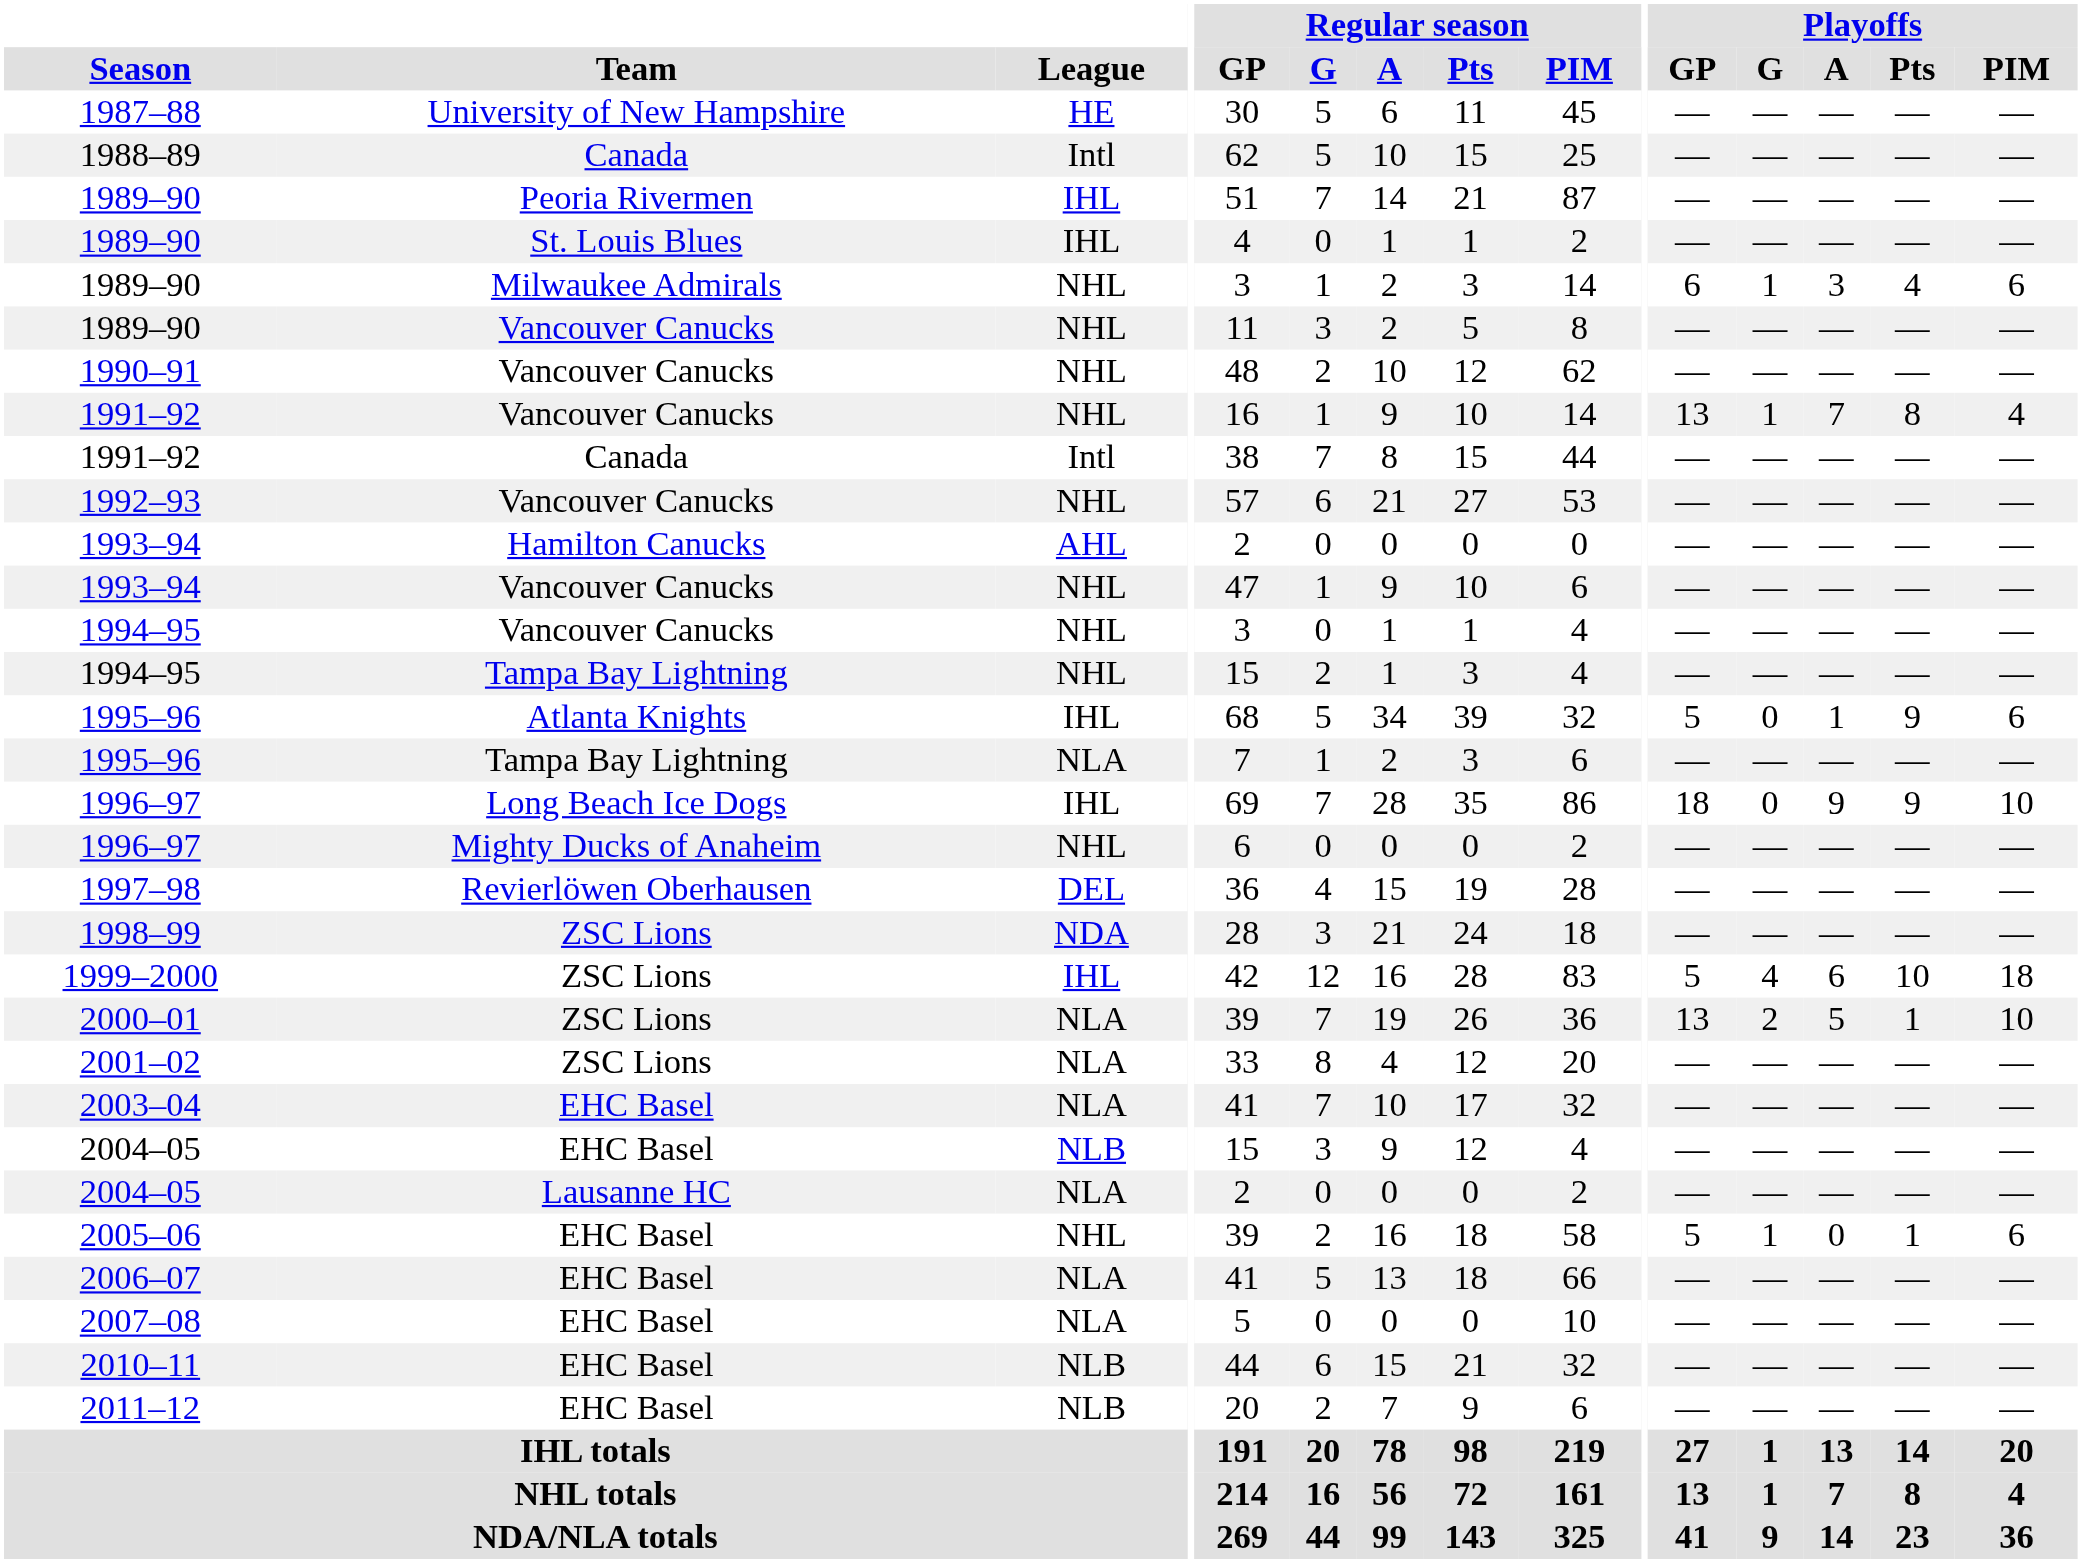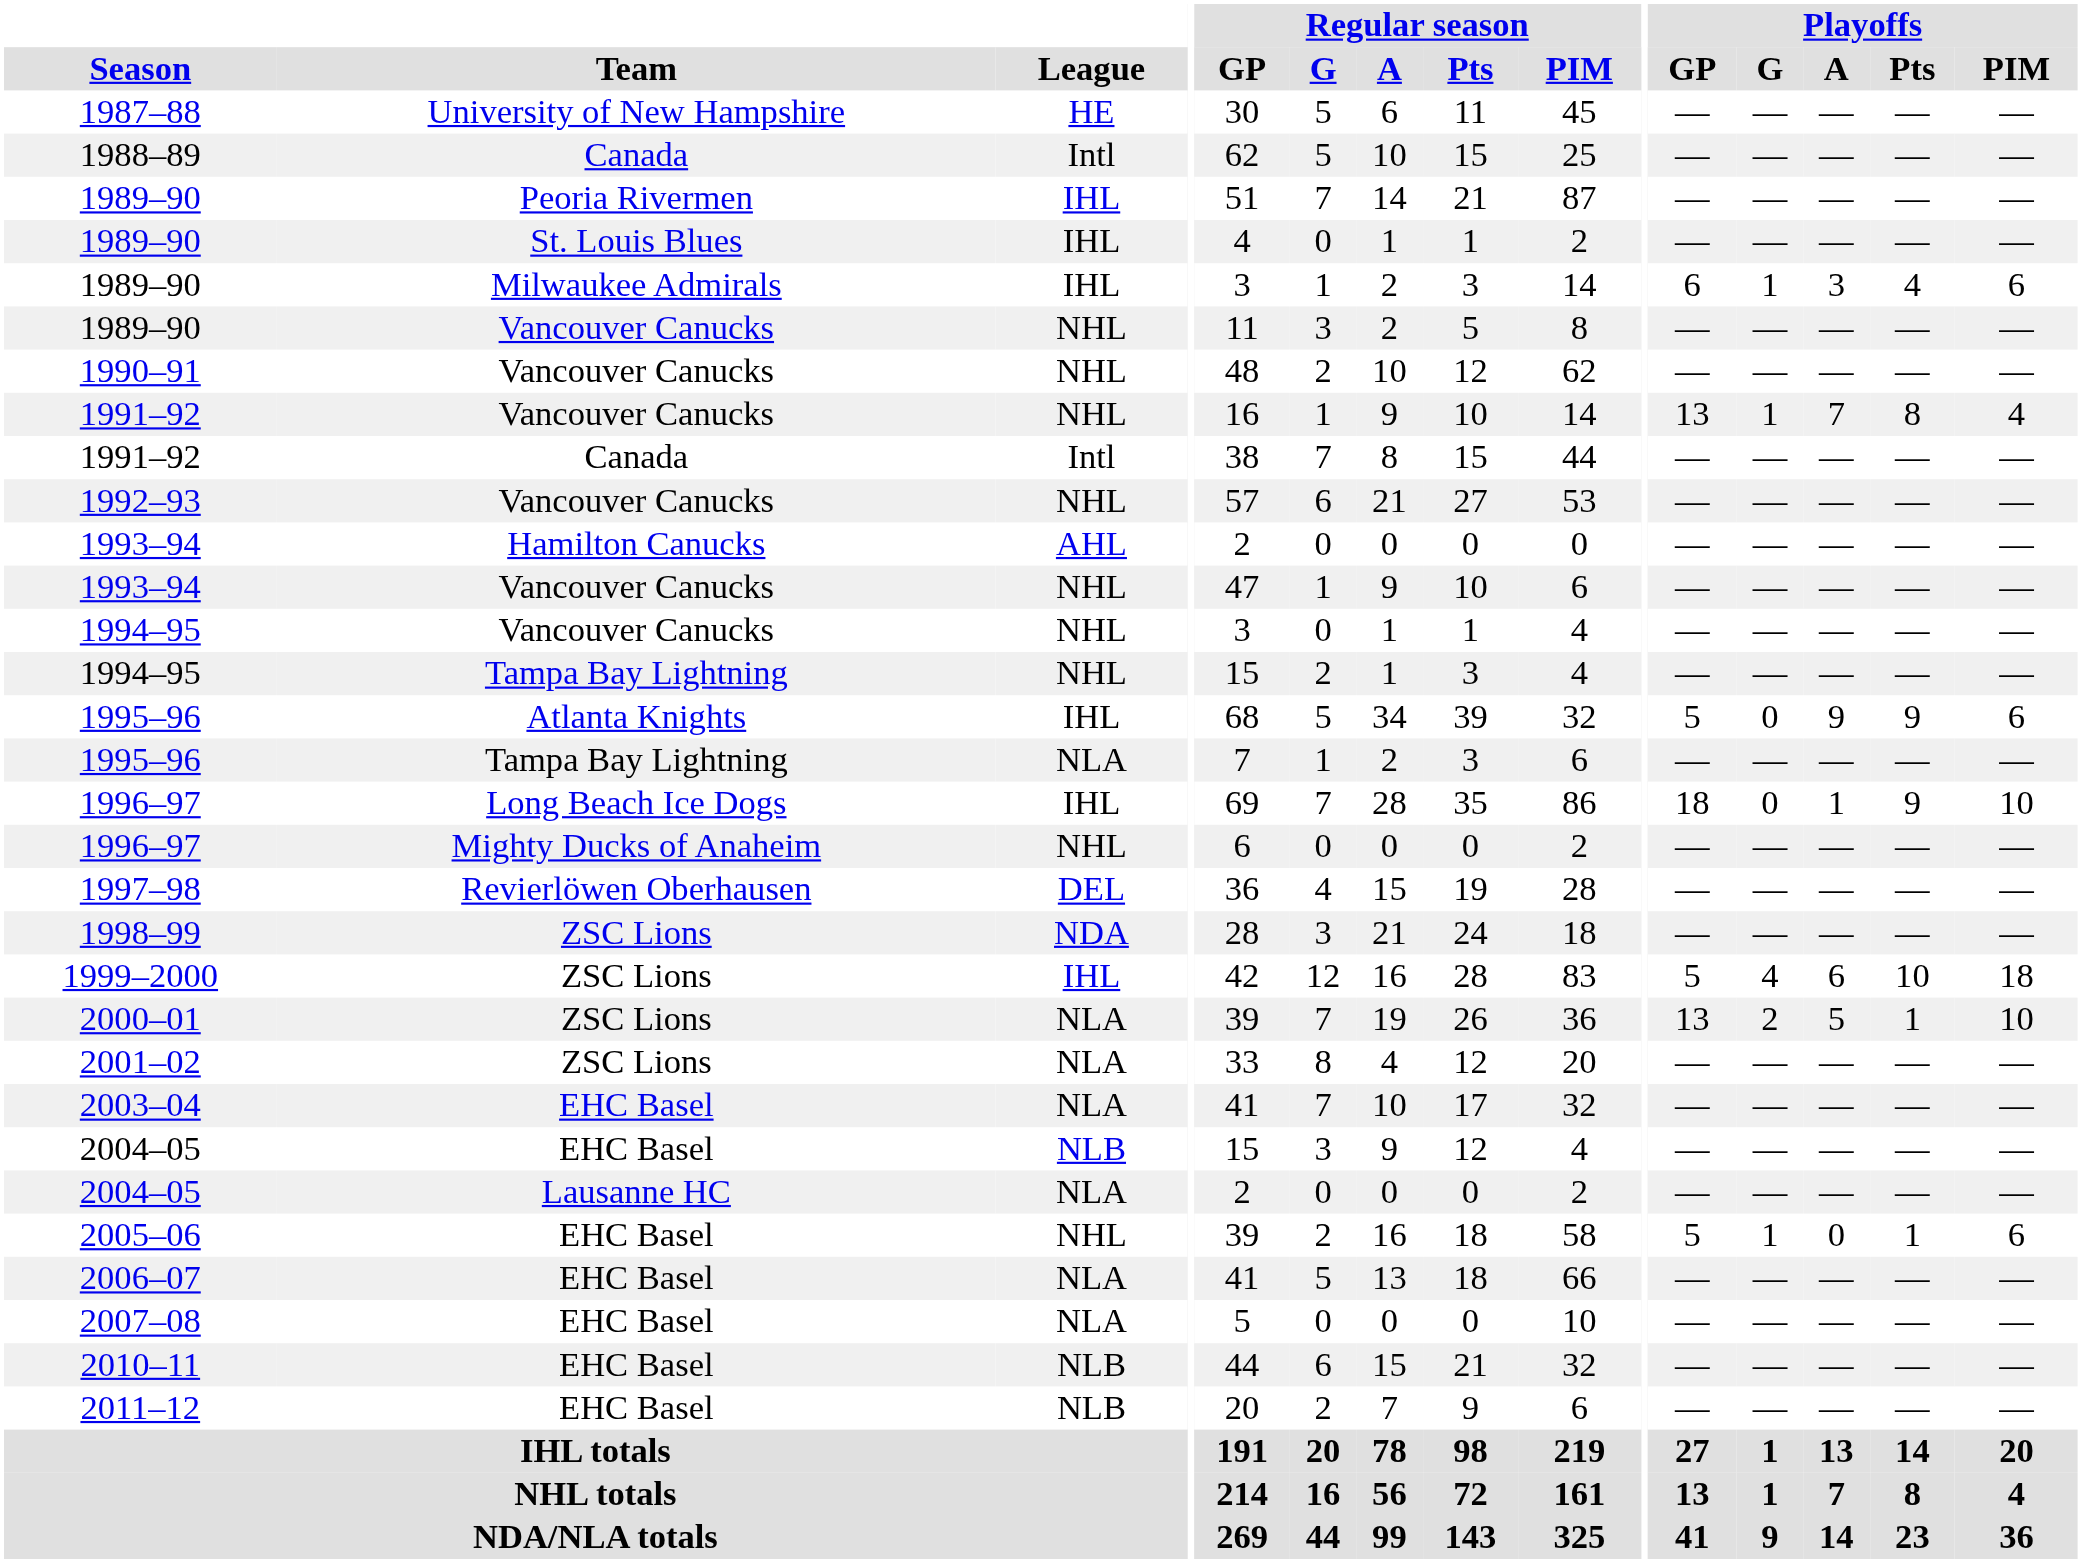(1091, 284) NHL -> (1091, 284) IHL
(1836, 716) 1 -> (1836, 716) 9
(1836, 802) 9 -> (1836, 802) 1
